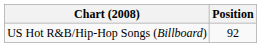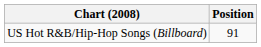(233, 33) 92 -> (233, 33) 91
